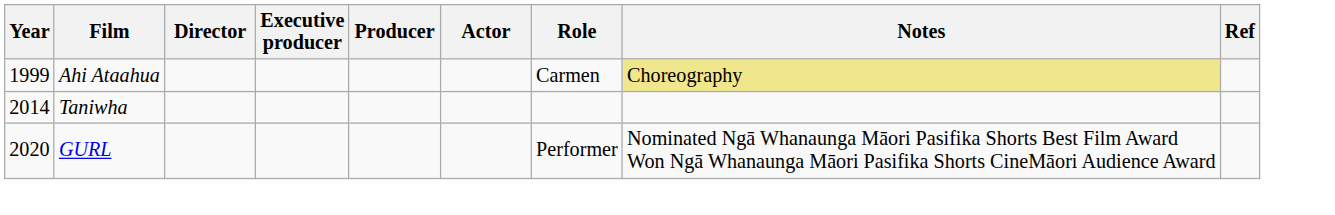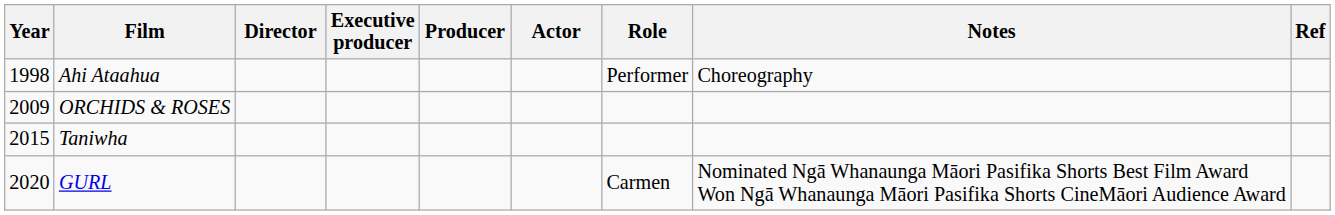(29, 75) 1999 -> (29, 75) 1998
(568, 75) Carmen -> (647, 75) Performer
(685, 75) khaki background -> (755, 75) no background
+ row: (145, 107)
(29, 107) 2014 -> (29, 139) 2015
(577, 150) Performer -> (638, 182) Carmen
